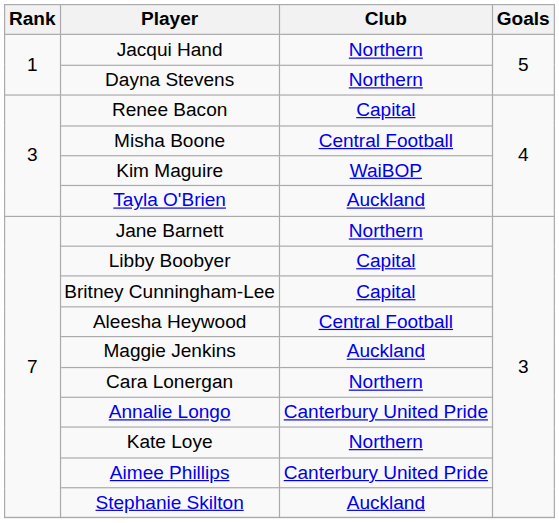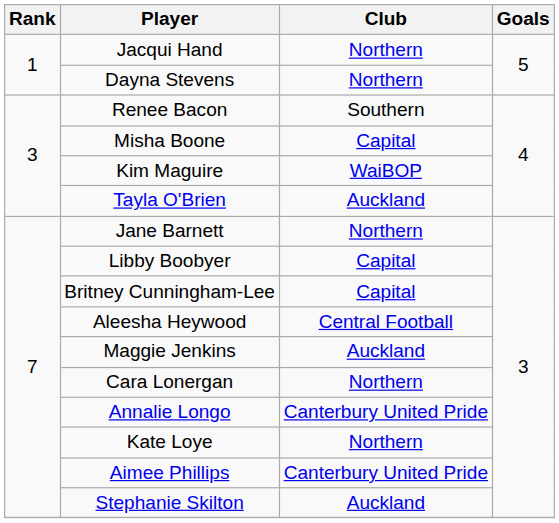(386, 110) Capital -> (386, 110) Southern
(386, 140) Central Football -> (386, 140) Capital
